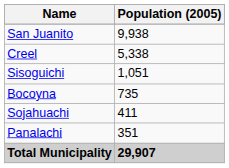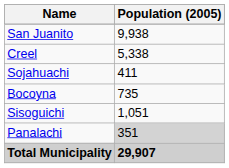rows swapped: (36, 73) <-> (38, 113)
(128, 133) no background -> (128, 133) lightgrey background
